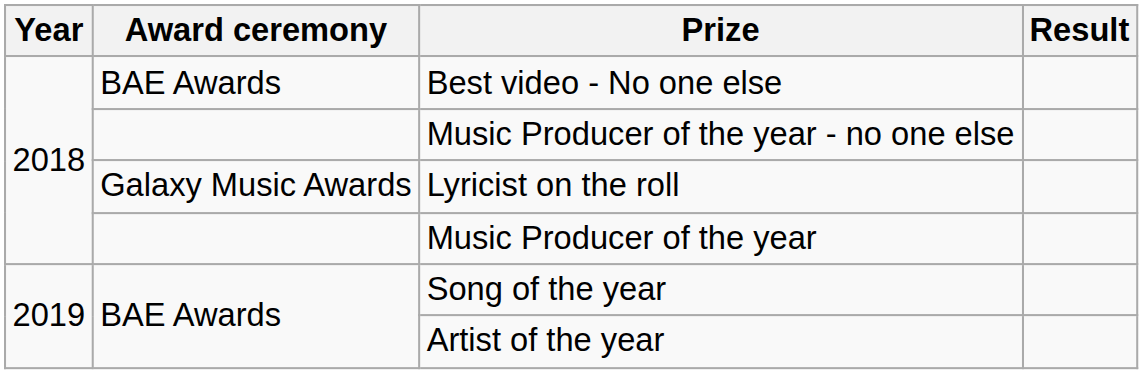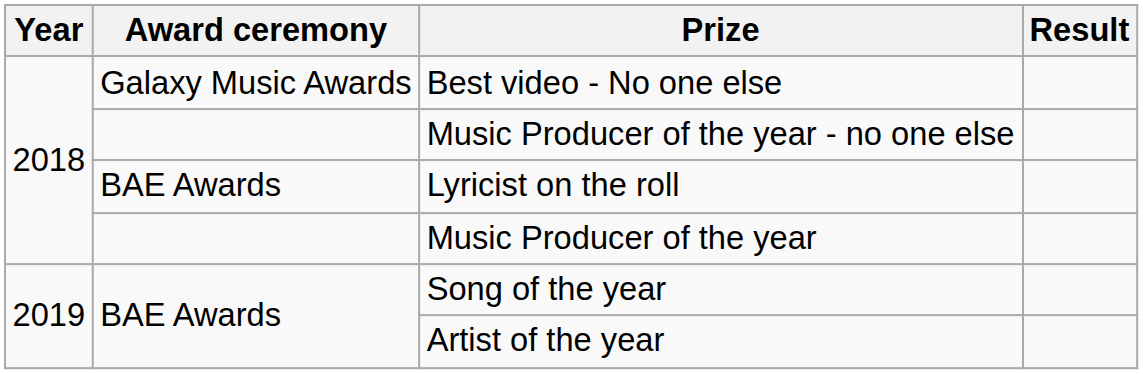(191, 82) BAE Awards -> (256, 82) Galaxy Music Awards
(256, 185) Galaxy Music Awards -> (191, 185) BAE Awards
